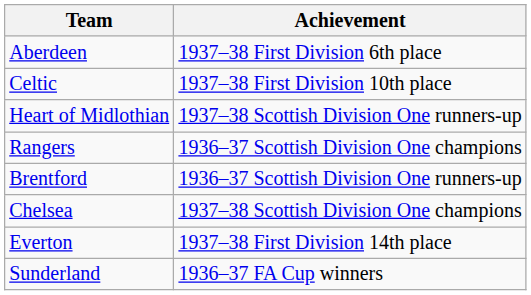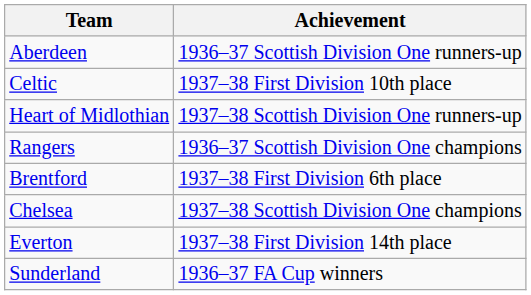(310, 52) 1937–38 First Division 6th place -> (350, 52) 1936–37 Scottish Division One runners-up
(350, 178) 1936–37 Scottish Division One runners-up -> (310, 178) 1937–38 First Division 6th place
